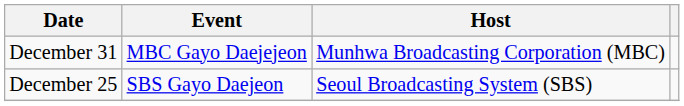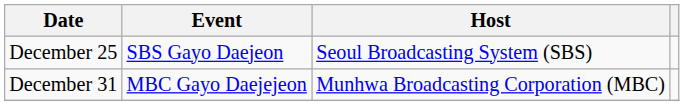rows swapped: (63, 84) <-> (63, 52)
